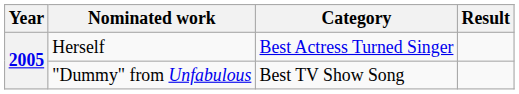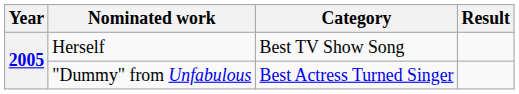(356, 46) Best Actress Turned Singer -> (332, 46) Best TV Show Song
(332, 74) Best TV Show Song -> (356, 74) Best Actress Turned Singer
